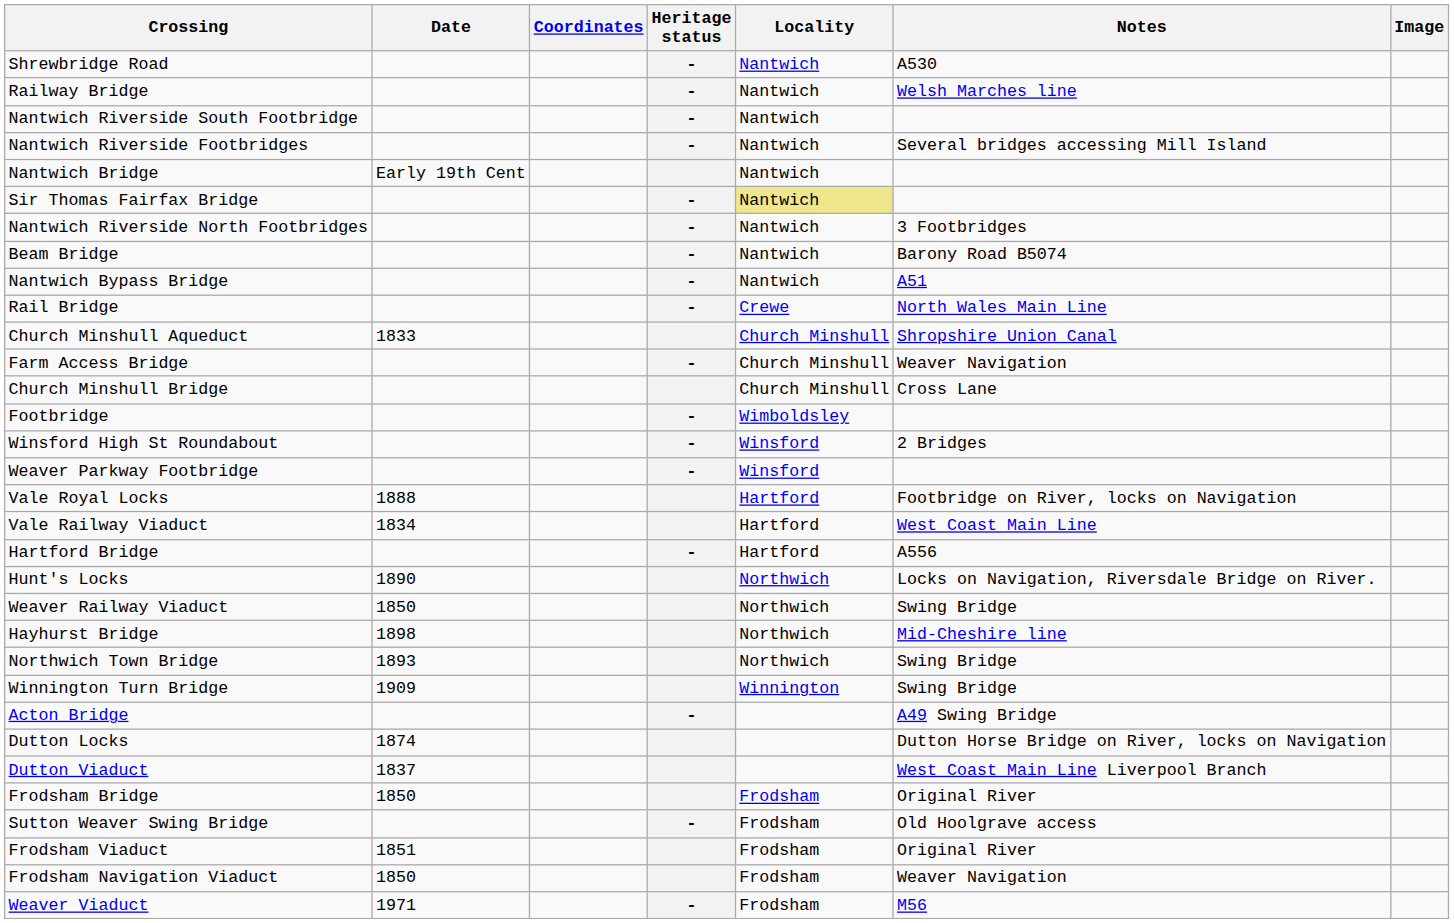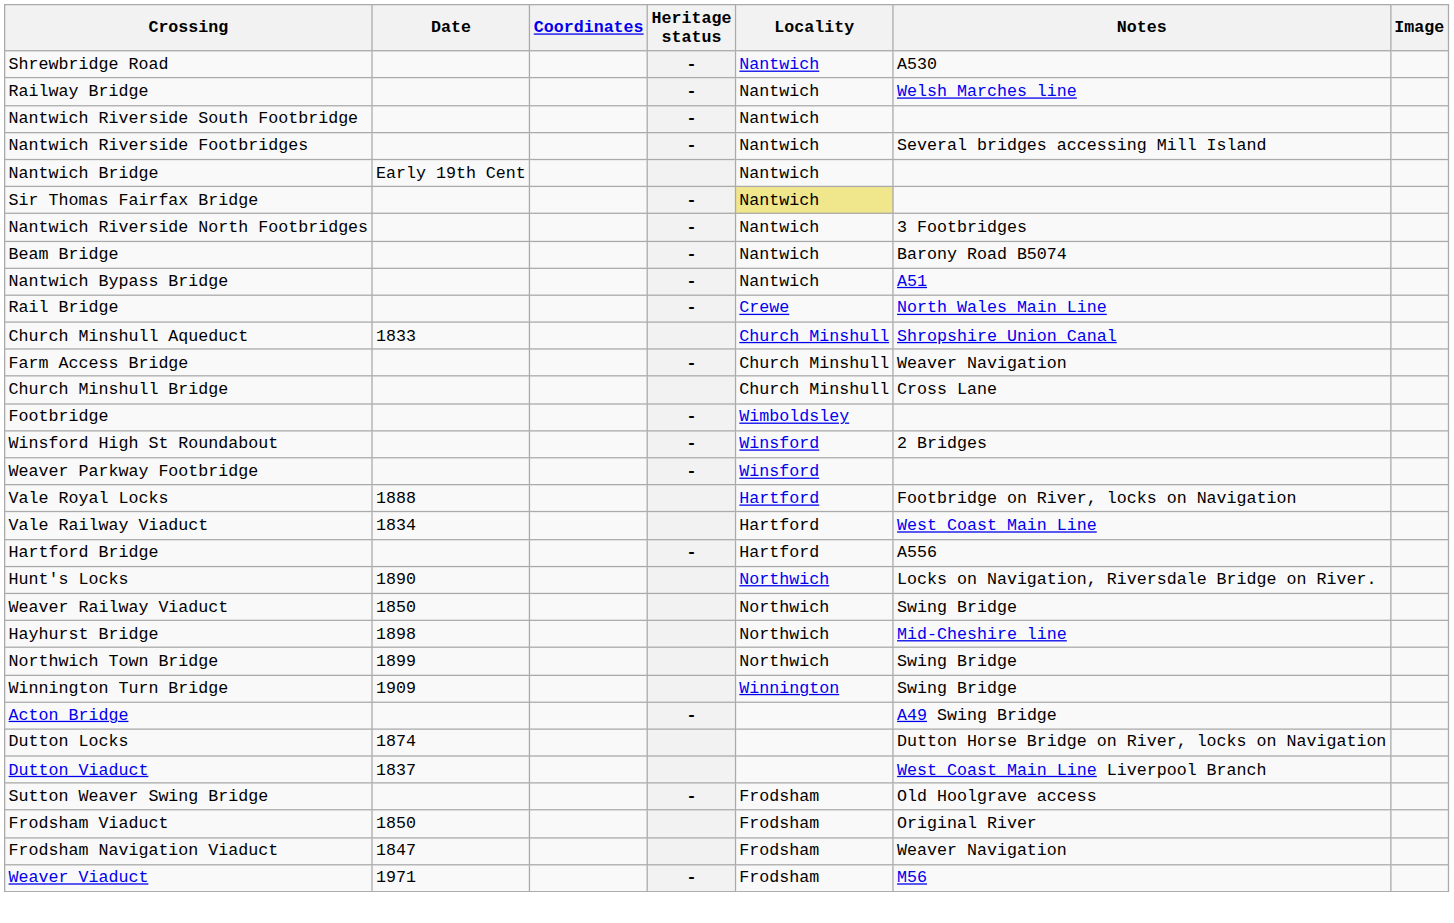(396, 661) 1893 -> (396, 661) 1899
- row: (83, 797)
(396, 851) 1851 -> (396, 824) 1850
(396, 878) 1850 -> (396, 851) 1847
